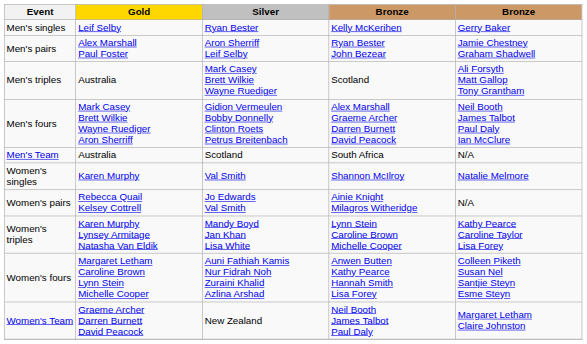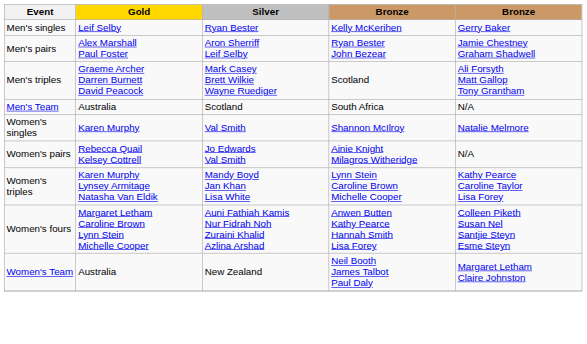(97, 80) Australia -> (111, 80) Graeme Archer Darren Burnett David Peacock
- row: (32, 123)
(111, 320) Graeme Archer Darren Burnett David Peacock -> (97, 272) Australia
